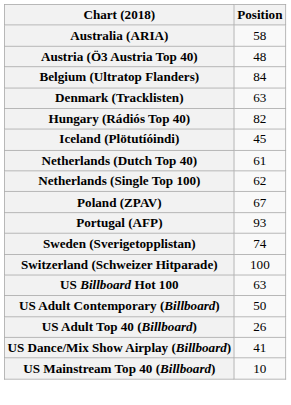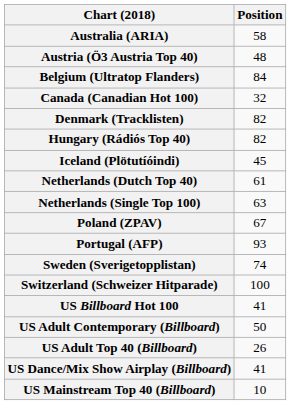+ row: (119, 98)
(260, 98) 63 -> (260, 118) 82
(260, 181) 62 -> (260, 202) 63
(260, 285) 63 -> (260, 306) 41
